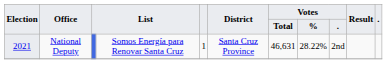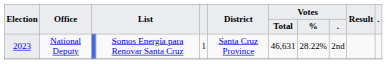(22, 46) 2021 -> (22, 46) 2023
